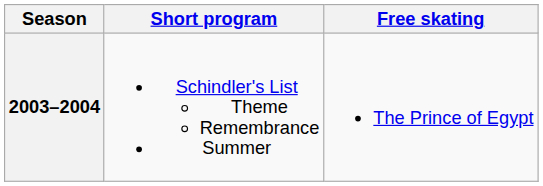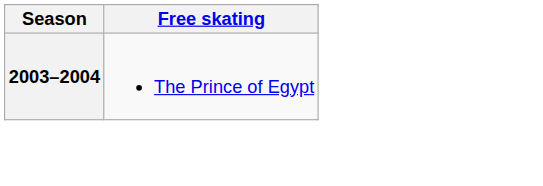- column: (214, 18)
